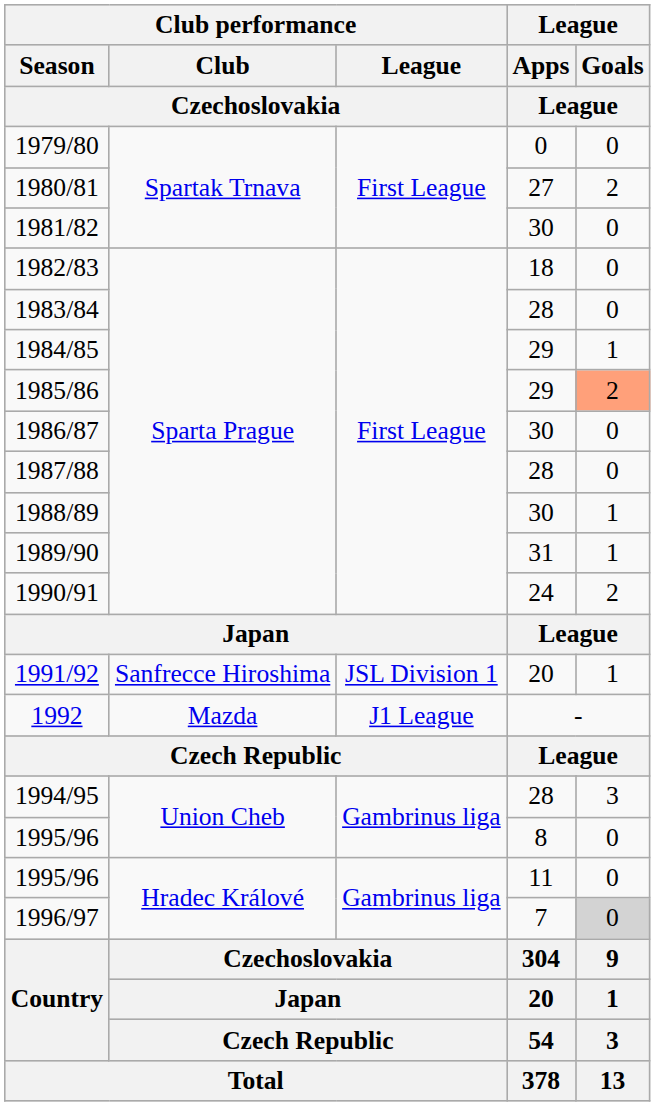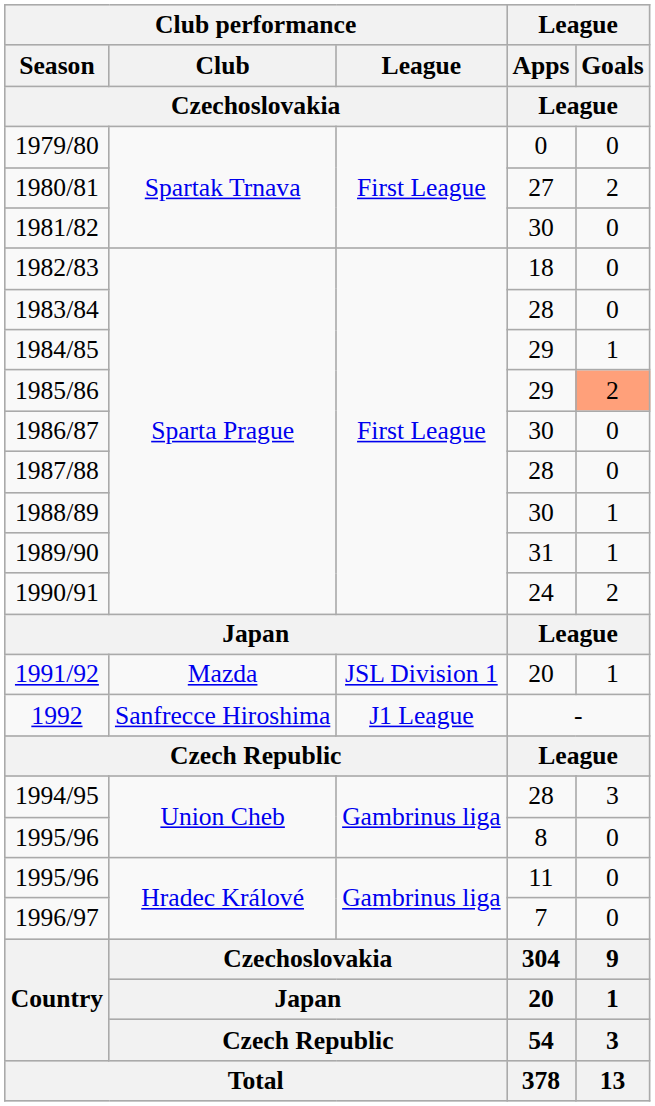(223, 674) Sanfrecce Hiroshima -> (223, 674) Mazda
(223, 715) Mazda -> (223, 715) Sanfrecce Hiroshima
(613, 918) lightgrey background -> (613, 918) no background
